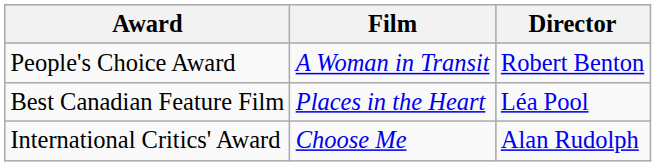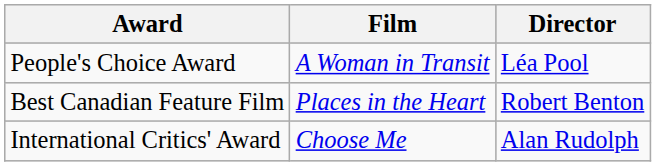(573, 62) Robert Benton -> (545, 62) Léa Pool
(545, 101) Léa Pool -> (573, 101) Robert Benton
